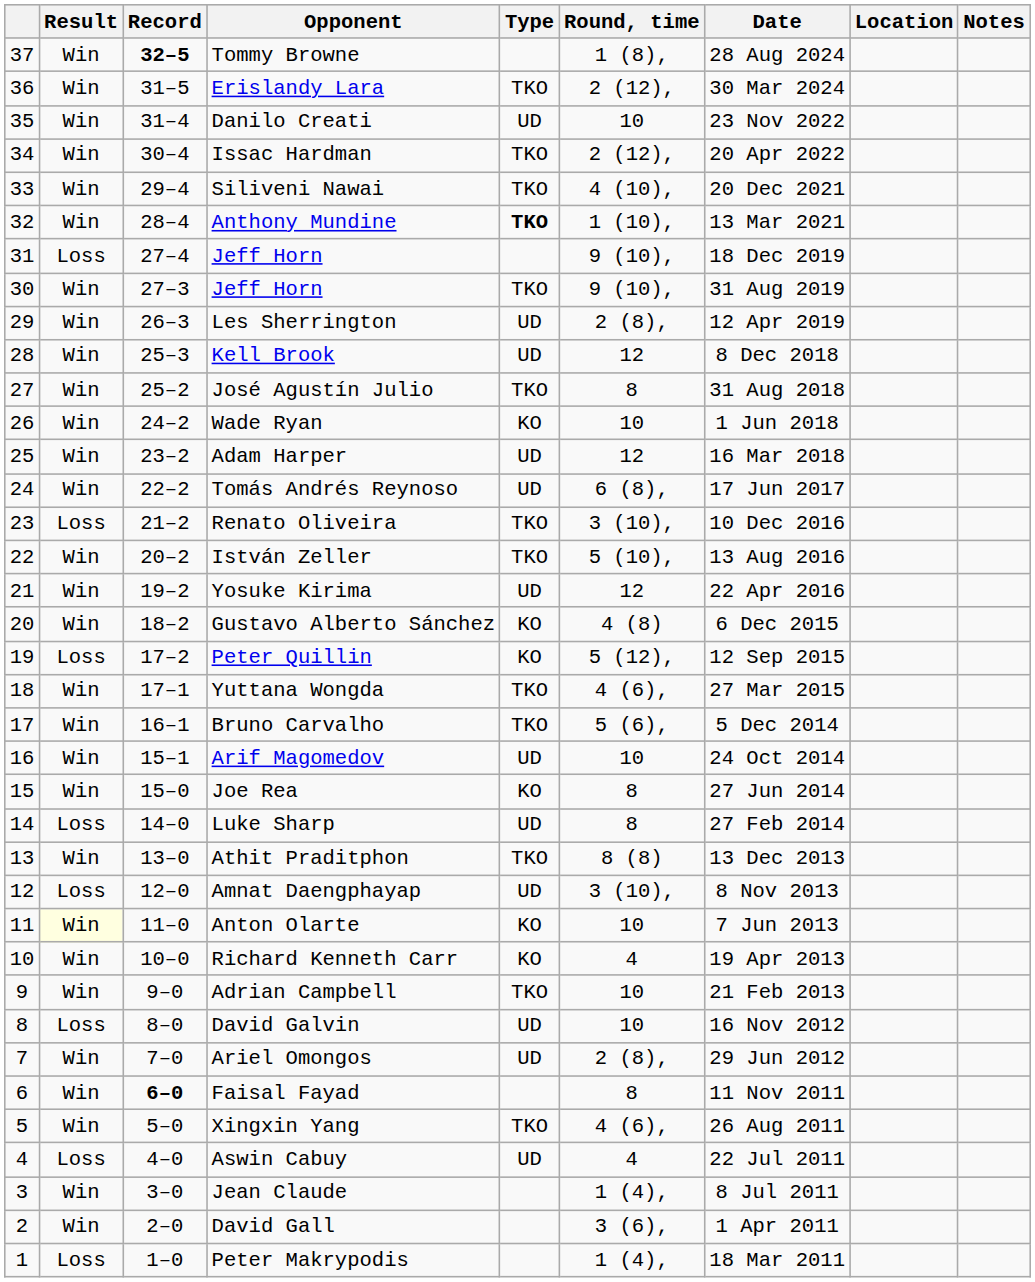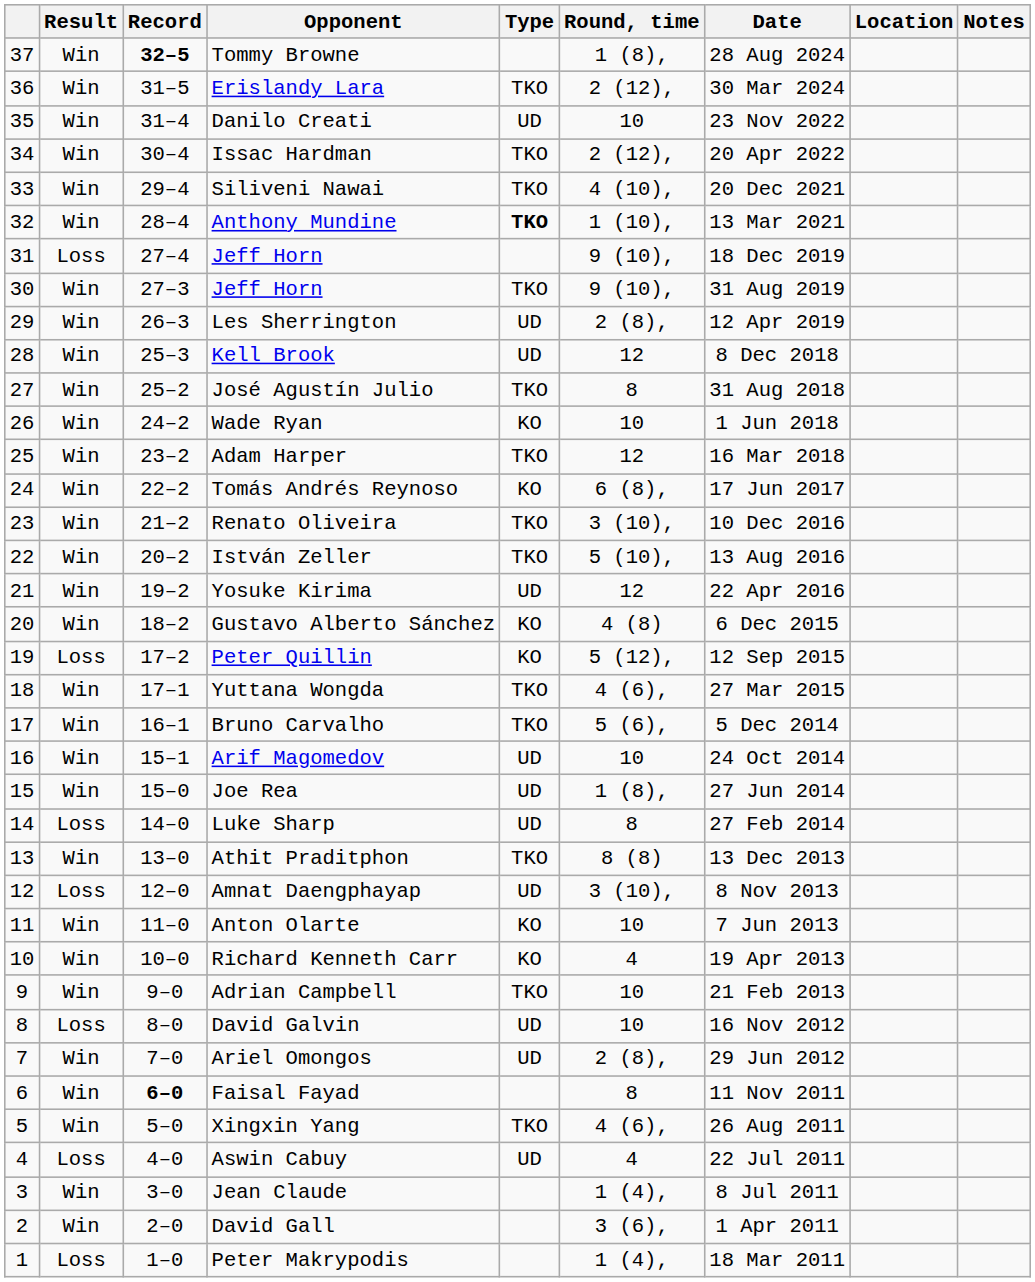(530, 457) UD -> (530, 457) TKO
(530, 490) UD -> (530, 490) KO
(81, 524) Loss -> (81, 524) Win
(530, 791) KO -> (530, 791) UD
(632, 791) 8 -> (632, 791) 1 (8),
(81, 925) lightyellow background -> (81, 925) no background
